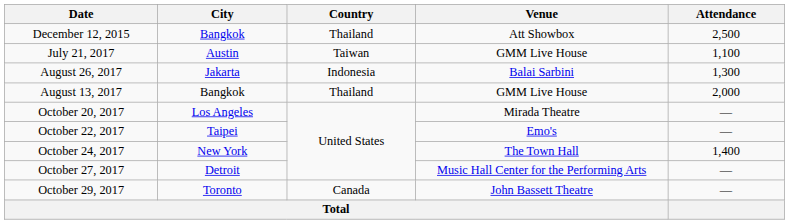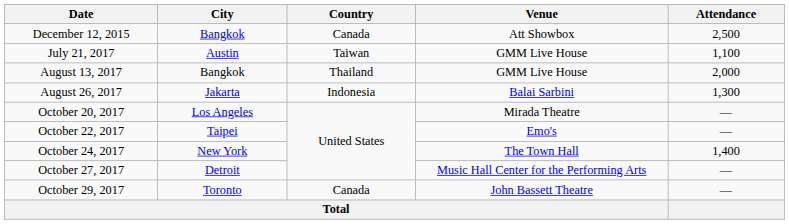(351, 33) Thailand -> (351, 33) Canada
rows swapped: (81, 92) <-> (81, 72)
